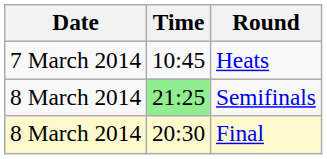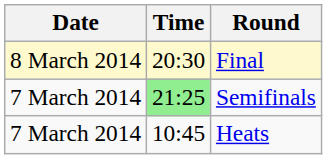rows swapped: (243, 60) <-> (240, 134)
(76, 97) 8 March 2014 -> (76, 97) 7 March 2014
